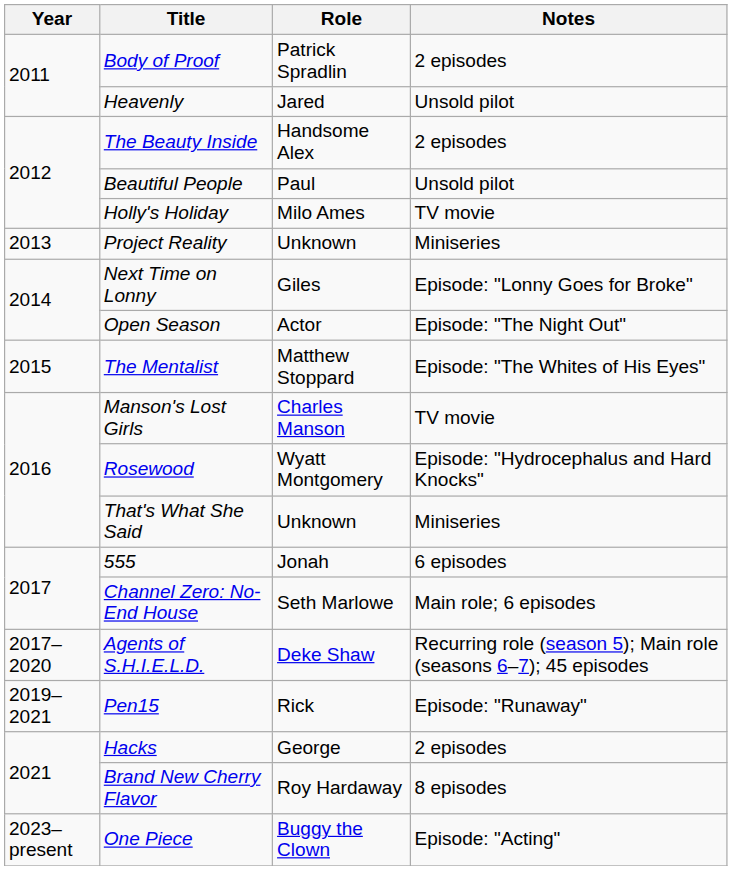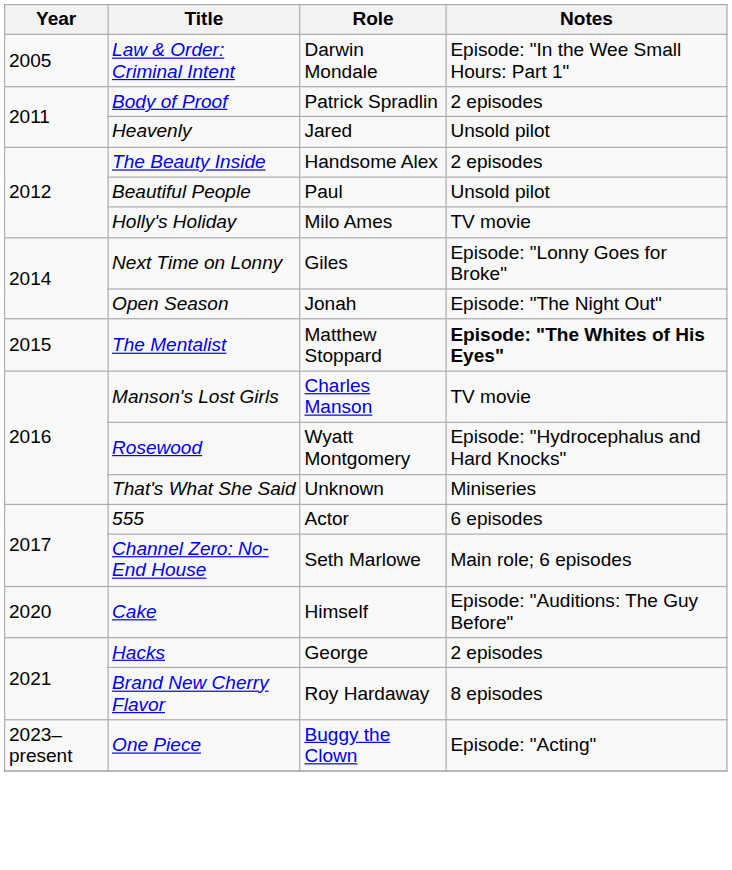+ row: (173, 60)
- row: (165, 243)
(299, 325) Actor -> (330, 304) Jonah
(560, 366) normal -> (578, 344) bold
(303, 562) Jonah -> (327, 519) Actor
- row: (154, 654)
- row: (131, 706)
+ row: (134, 611)
